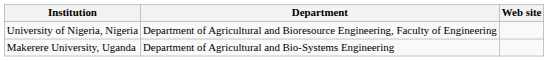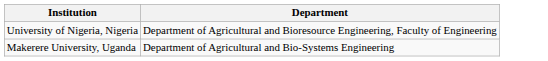- column: (522, 13)
